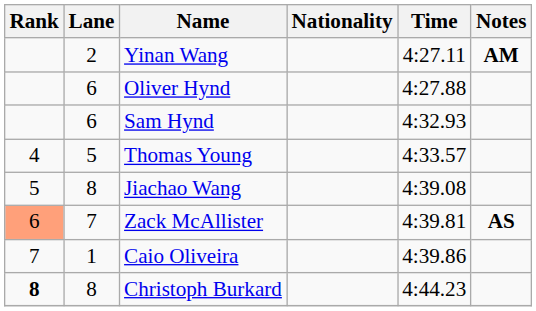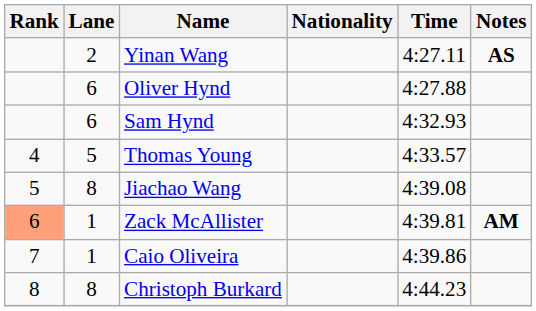(501, 54) AM -> (501, 54) AS
(91, 222) 7 -> (91, 222) 1
(501, 222) AS -> (501, 222) AM
(34, 289) bold -> (34, 289) normal
